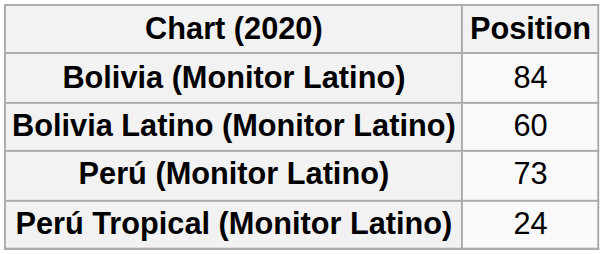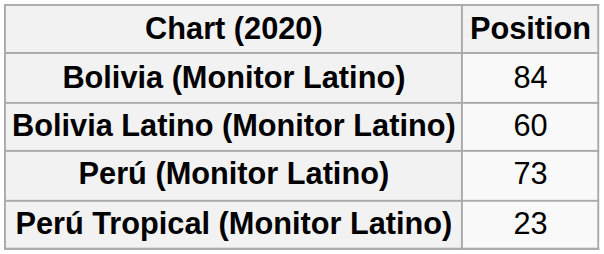(530, 223) 24 -> (530, 223) 23
